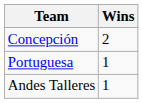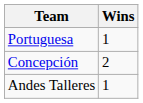rows swapped: (43, 39) <-> (41, 62)
